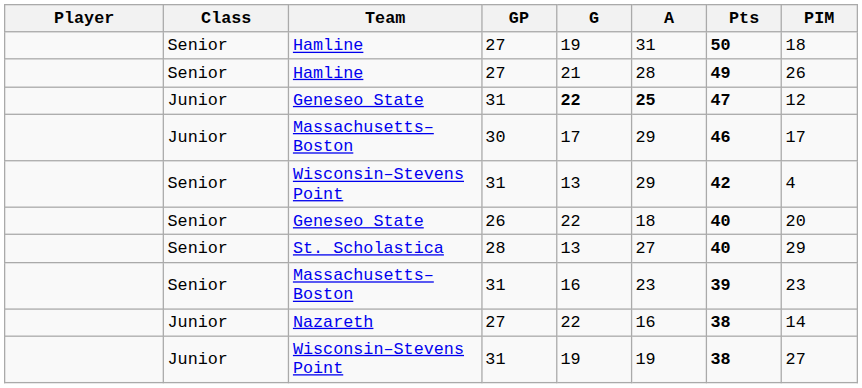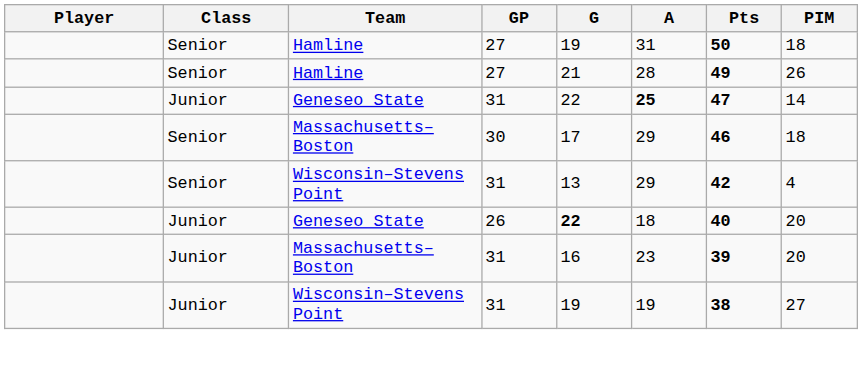(571, 100) bold -> (571, 100) normal
(796, 100) 12 -> (796, 100) 14
(198, 137) Junior -> (198, 137) Senior
(796, 137) 17 -> (796, 137) 18
(198, 221) Senior -> (198, 221) Junior
(571, 221) normal -> (571, 221) bold
- row: (368, 248)
(198, 285) Senior -> (198, 258) Junior
(796, 285) 23 -> (796, 258) 20
- row: (333, 322)
